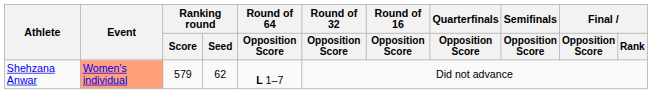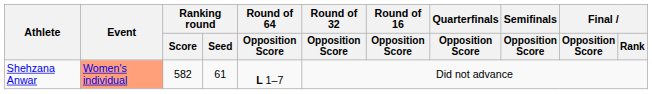(183, 75) 579 -> (183, 75) 582
(220, 75) 62 -> (220, 75) 61
